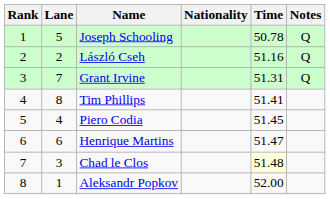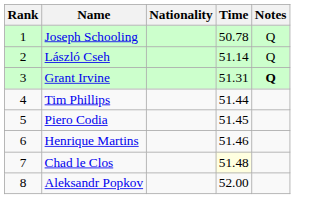- column: (59, 15)
(269, 57) 51.16 -> (234, 57) 51.14
(306, 78) normal -> (271, 78) bold
(269, 99) 51.41 -> (234, 99) 51.44
(269, 141) 51.47 -> (234, 141) 51.46
